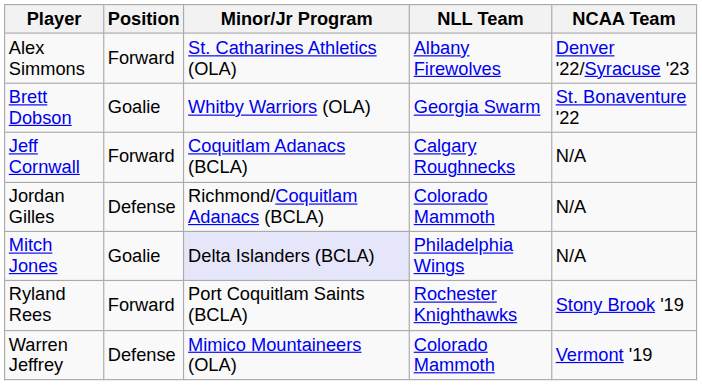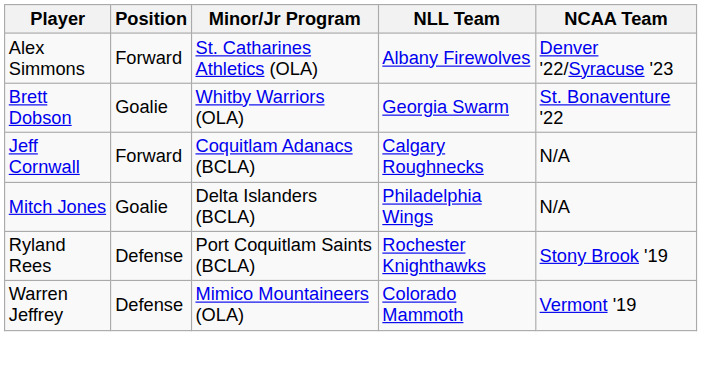- row: (37, 206)
(281, 255) lavender background -> (256, 206) no background
(141, 305) Forward -> (149, 255) Defense
